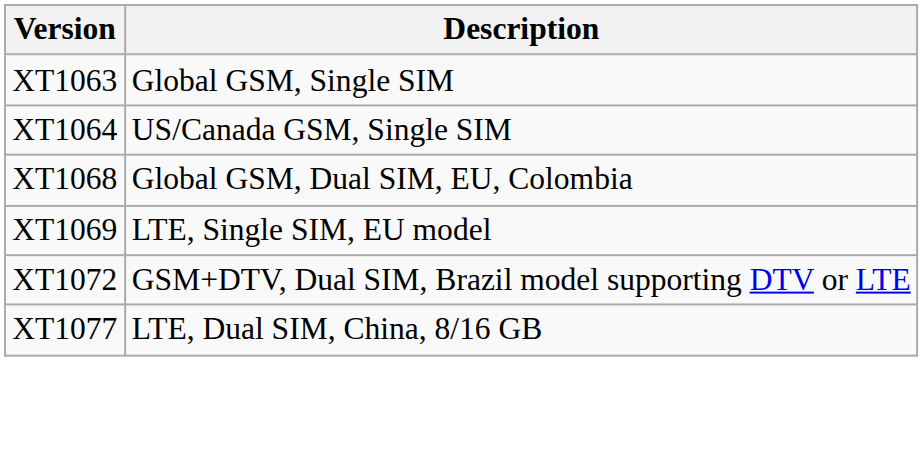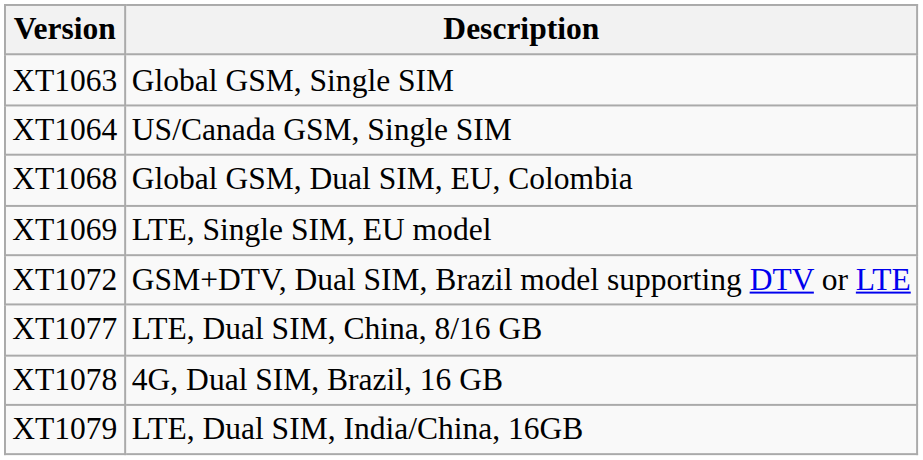+ row: (65, 379)
+ row: (65, 429)
